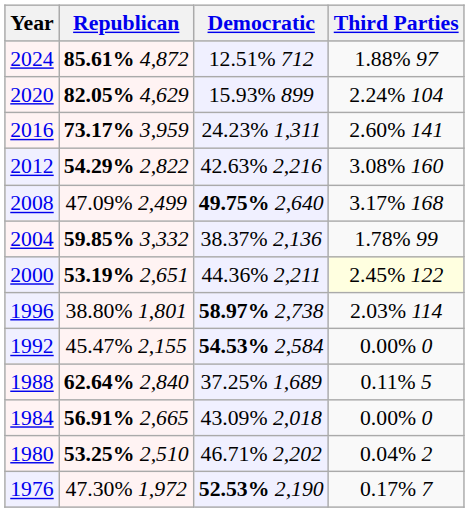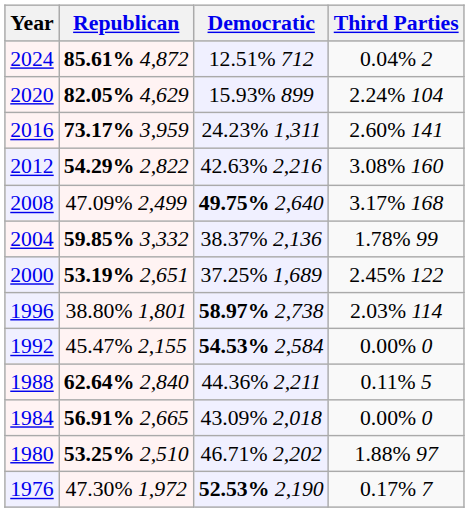(396, 58) 1.88% 97 -> (396, 58) 0.04% 2
(261, 274) 44.36% 2,211 -> (261, 274) 37.25% 1,689
(396, 274) lightyellow background -> (396, 274) no background
(261, 381) 37.25% 1,689 -> (261, 381) 44.36% 2,211
(396, 453) 0.04% 2 -> (396, 453) 1.88% 97
